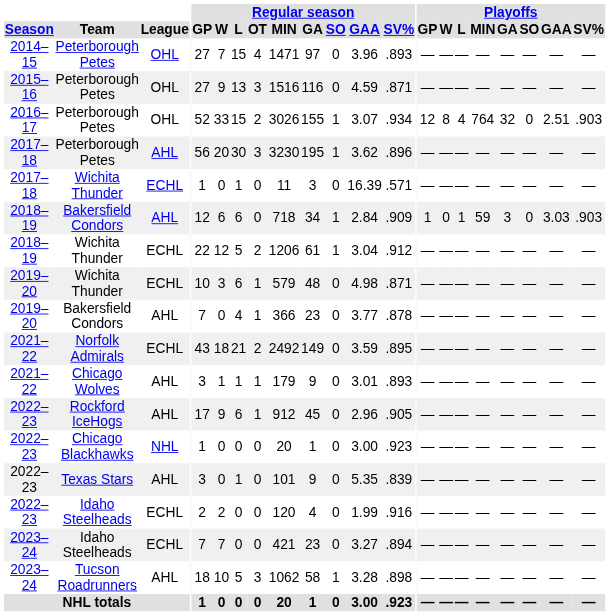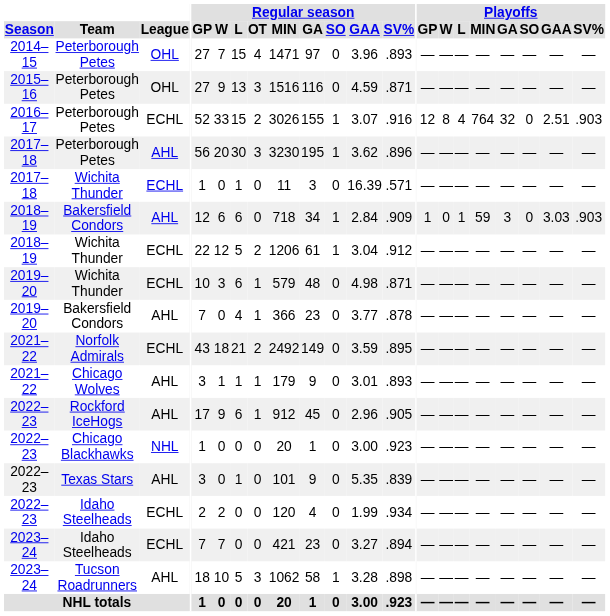(165, 120) OHL -> (165, 120) ECHL
(399, 120) .934 -> (399, 120) .916
(399, 512) .916 -> (399, 512) .934
